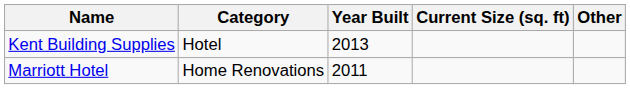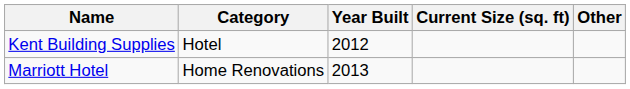(350, 44) 2013 -> (350, 44) 2012
(350, 70) 2011 -> (350, 70) 2013
